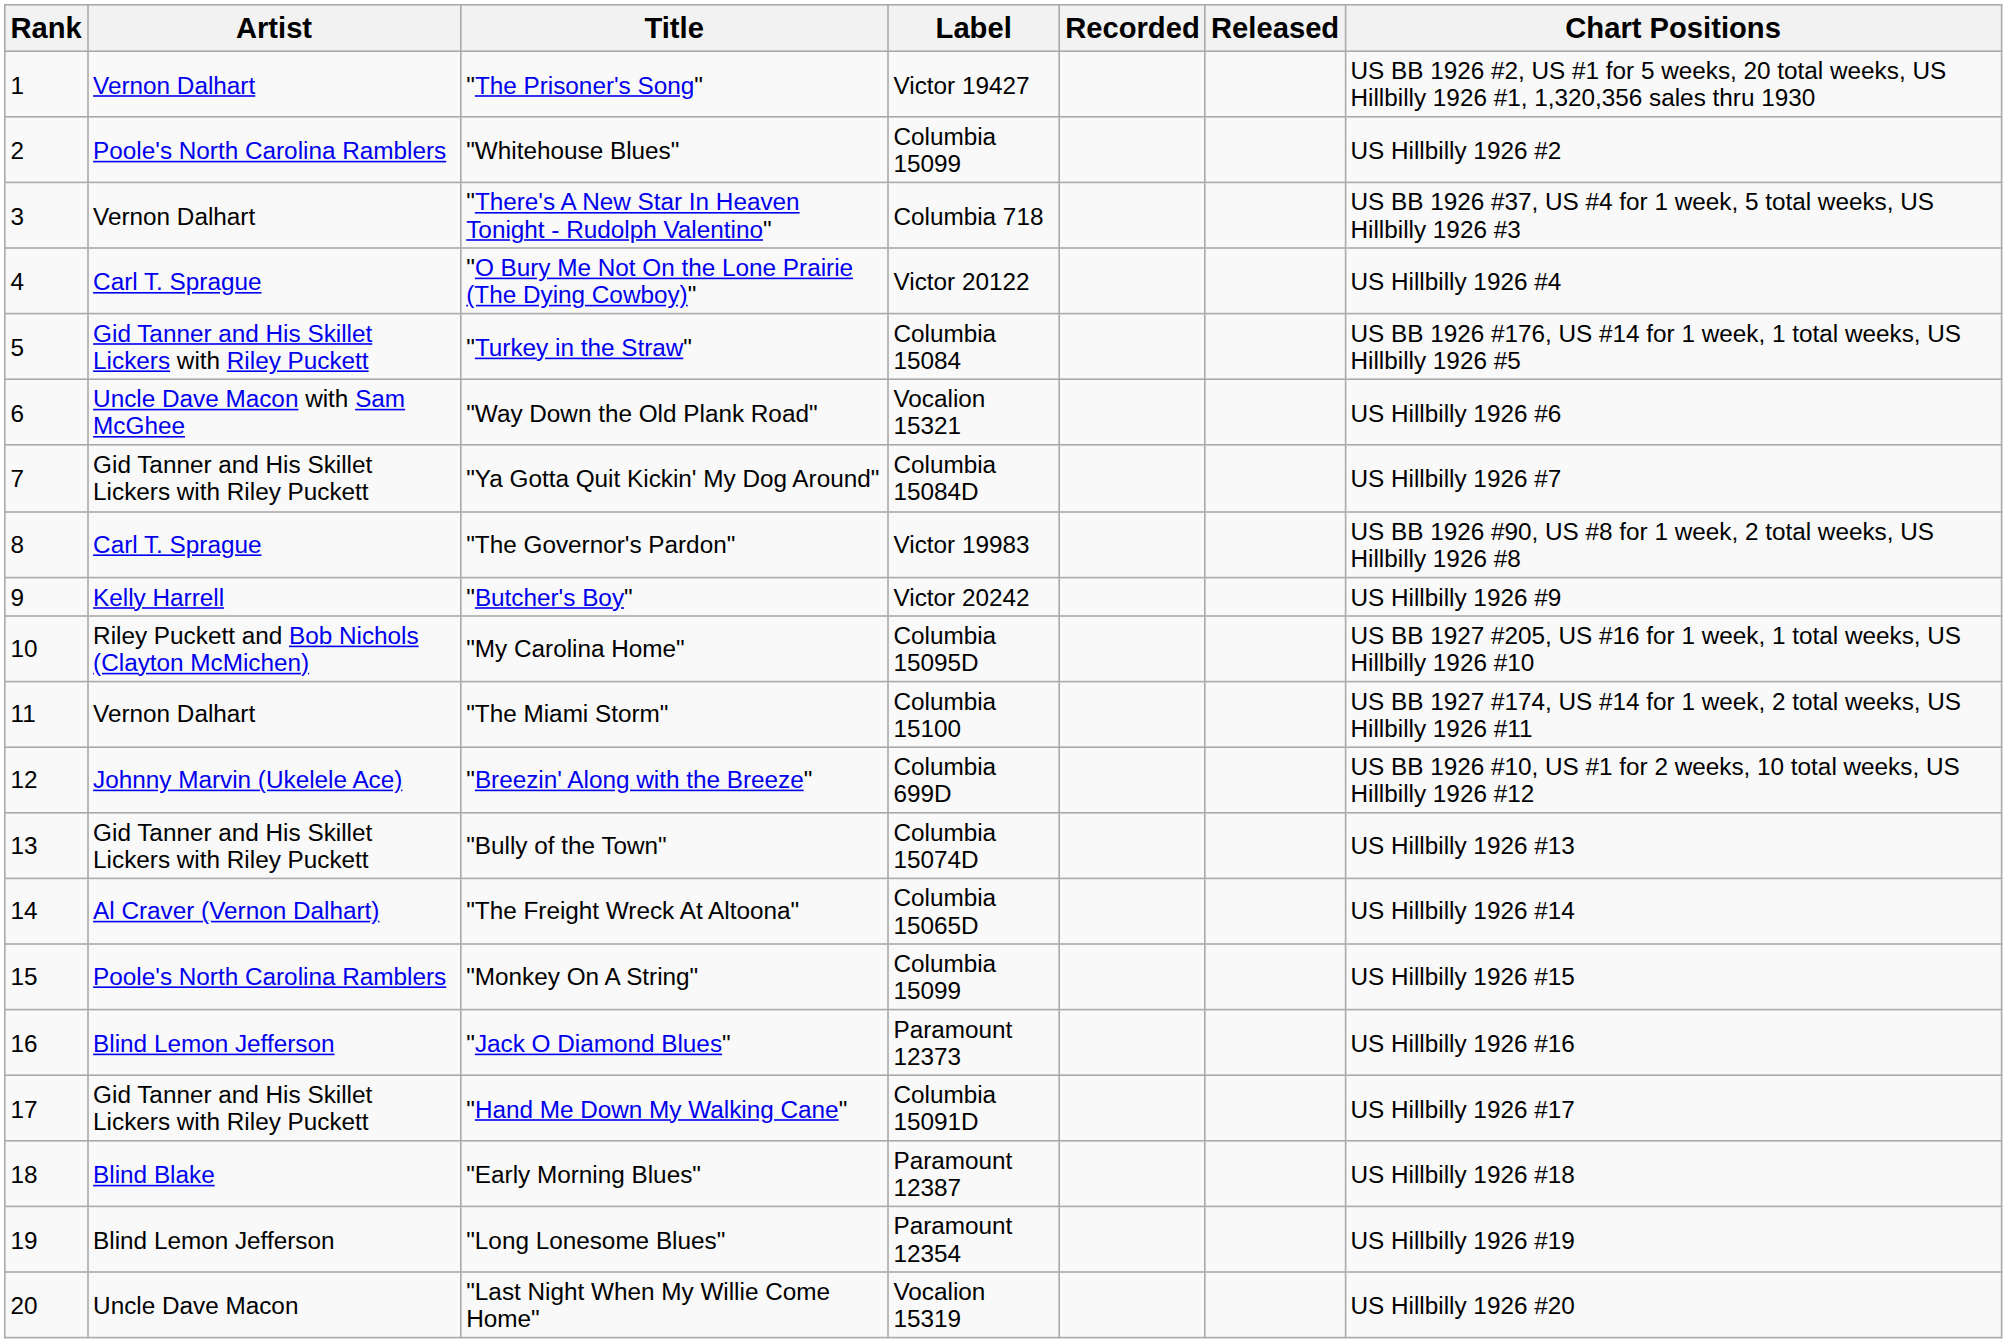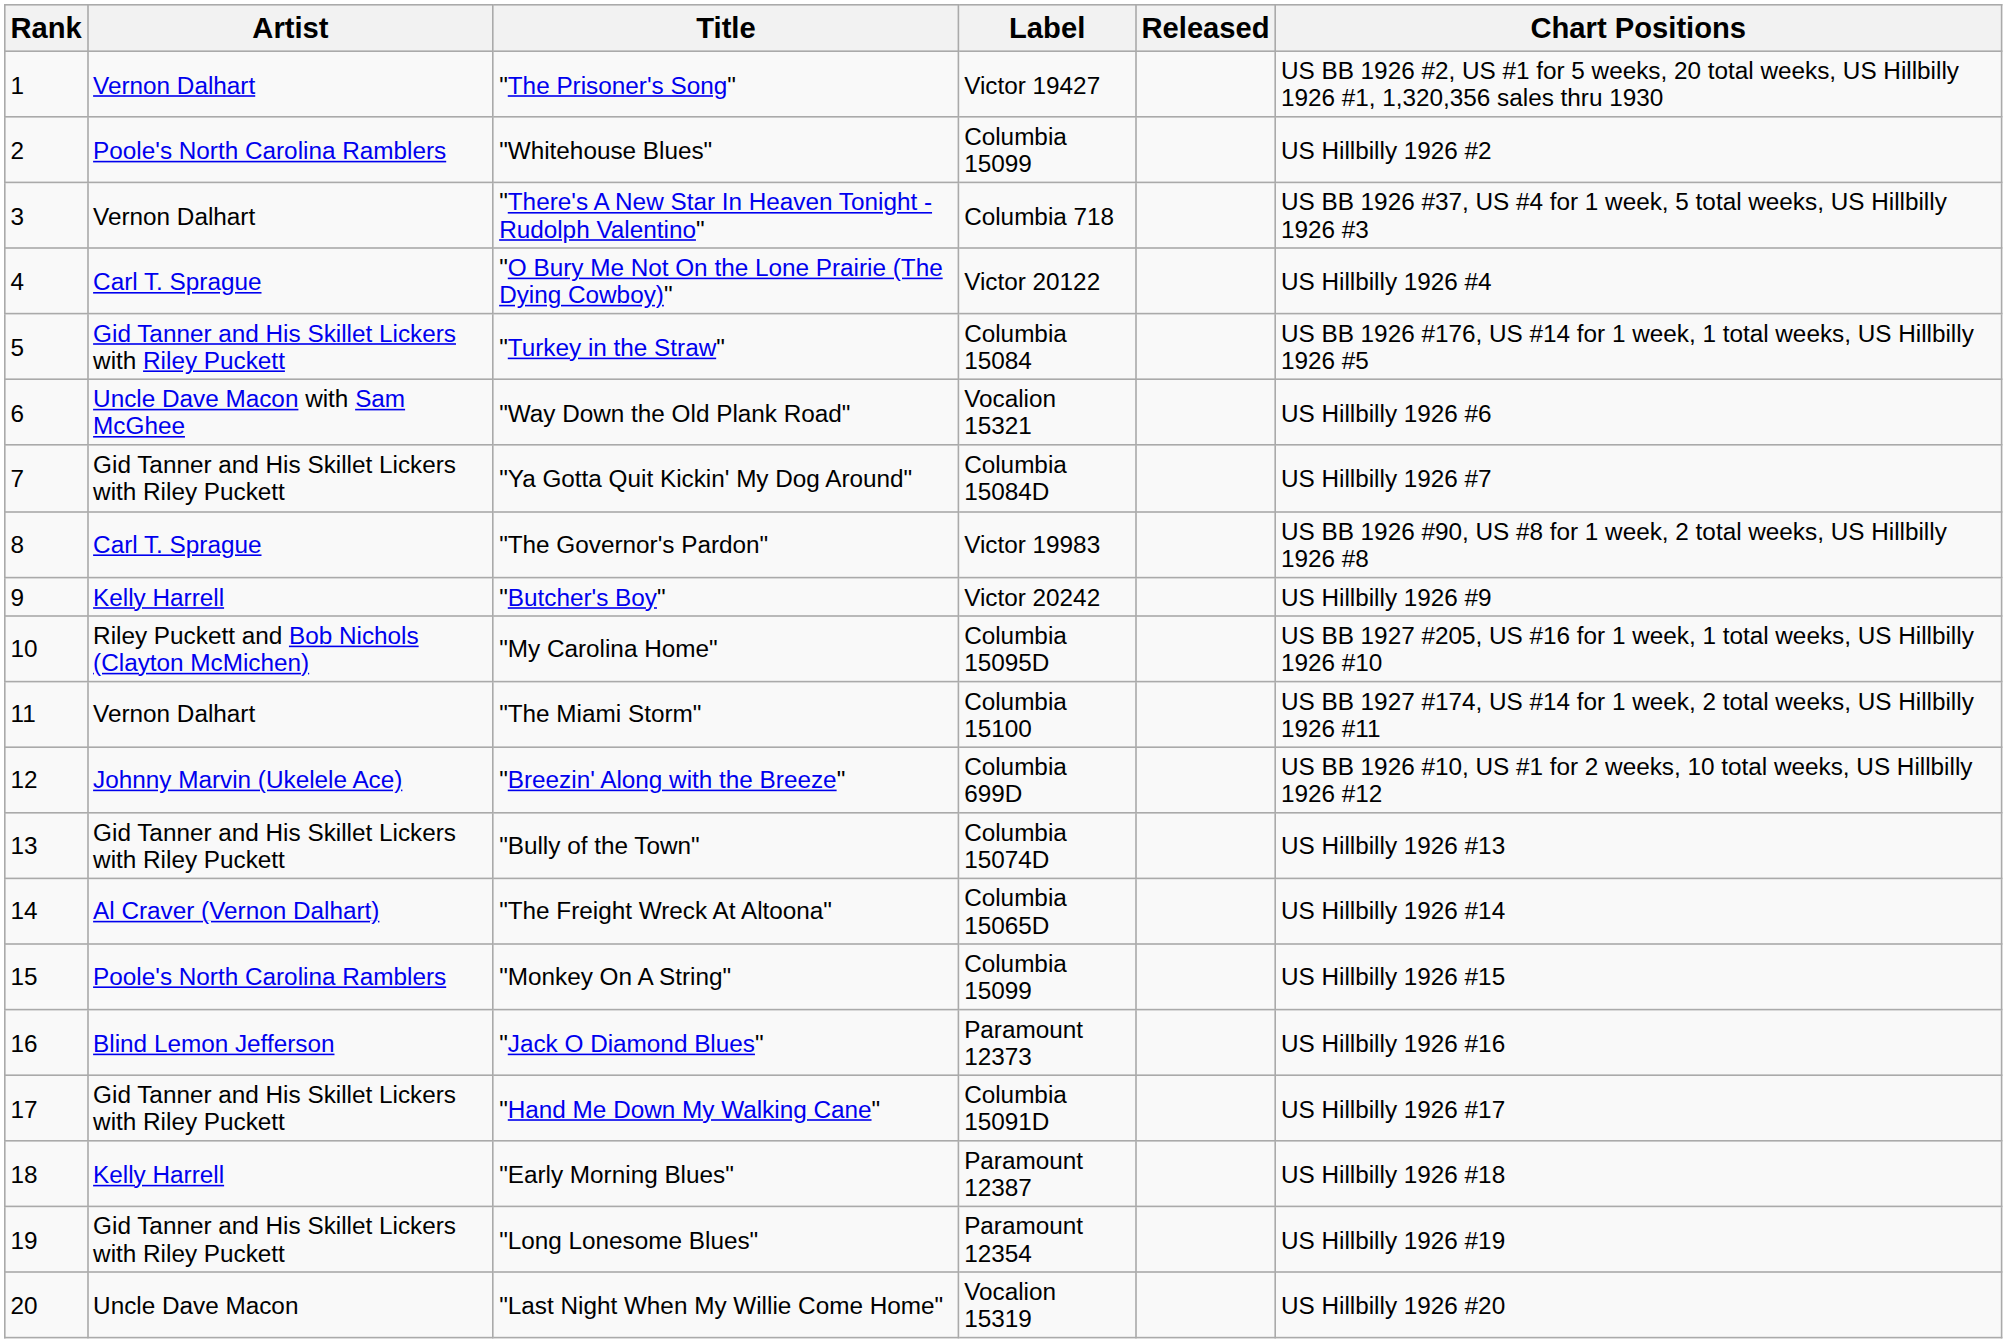- column: (1132, 27)
(154, 1174) Blind Blake -> (159, 1174) Kelly Harrell
(214, 1240) Blind Lemon Jefferson -> (275, 1240) Gid Tanner and His Skillet Lickers with Riley Puckett
